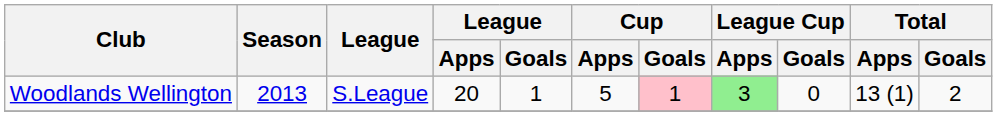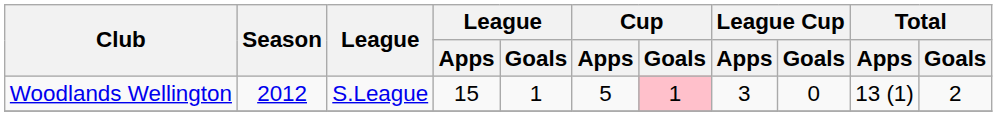(282, 93) 2013 -> (282, 93) 2012
(467, 93) 20 -> (467, 93) 15
(744, 93) lightgreen background -> (744, 93) no background
